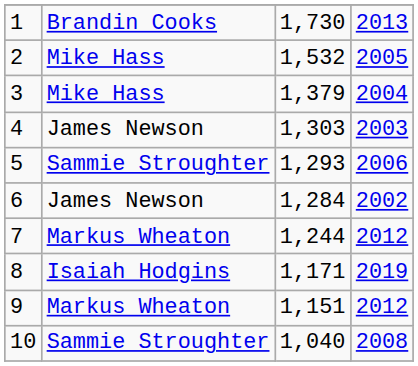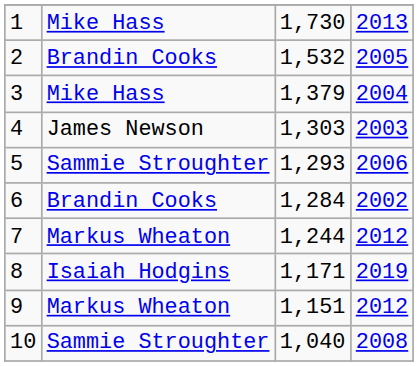(132, 23) Brandin Cooks -> (106, 23) Mike Hass
(106, 58) Mike Hass -> (132, 58) Brandin Cooks
(125, 201) James Newson -> (132, 201) Brandin Cooks
